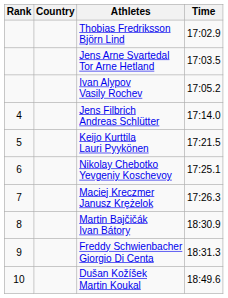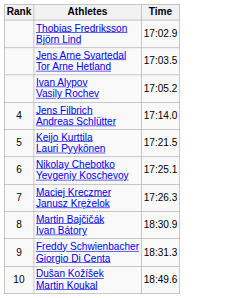- column: (55, 12)
